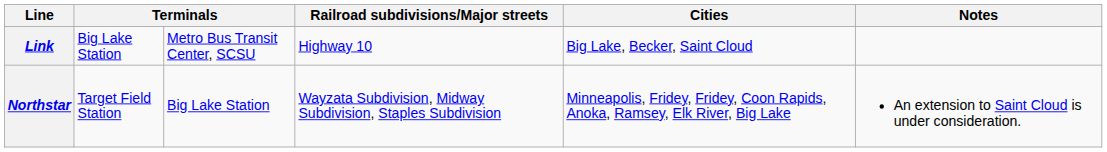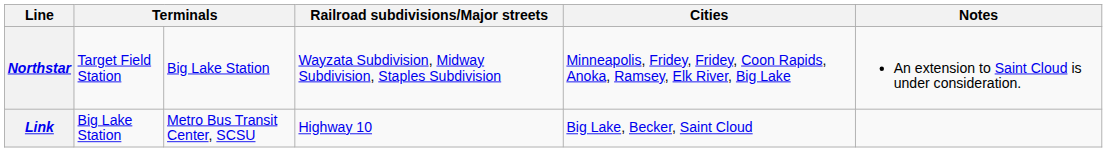rows swapped: (39, 106) <-> (39, 45)
